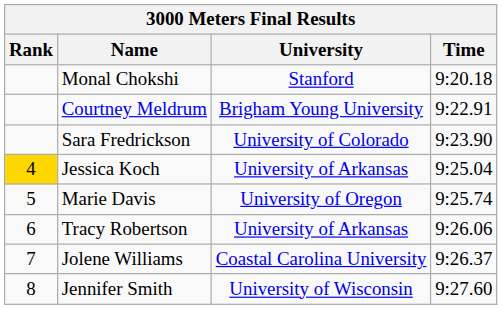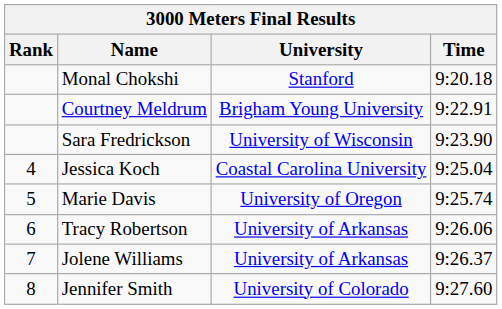(321, 139) University of Colorado -> (321, 139) University of Wisconsin
(31, 169) gold background -> (31, 169) no background
(321, 169) University of Arkansas -> (321, 169) Coastal Carolina University
(321, 259) Coastal Carolina University -> (321, 259) University of Arkansas
(321, 288) University of Wisconsin -> (321, 288) University of Colorado
